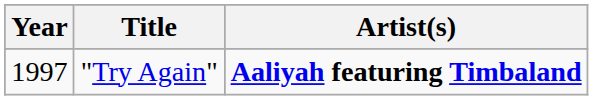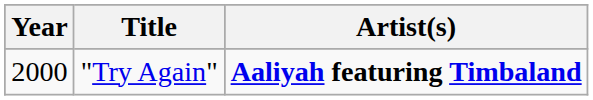(40, 71) 1997 -> (40, 71) 2000
